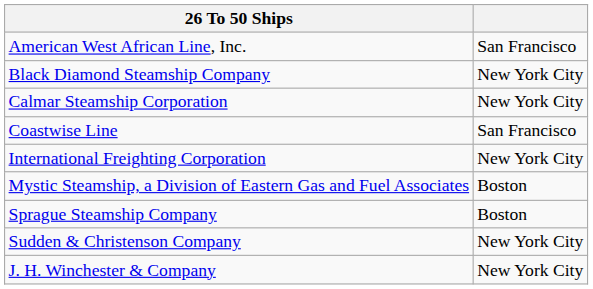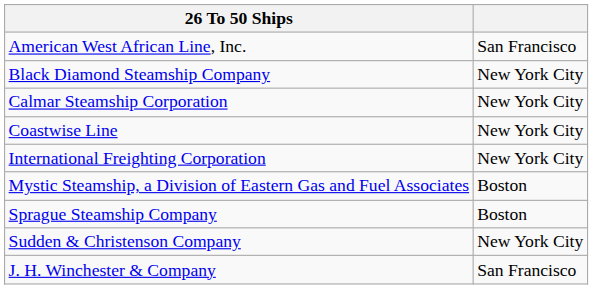(527, 130) San Francisco -> (530, 130) New York City
(530, 269) New York City -> (527, 269) San Francisco
